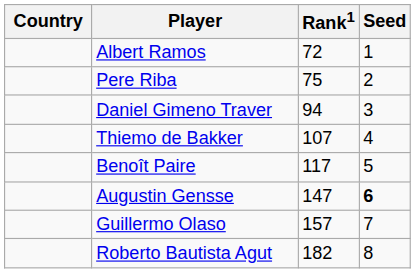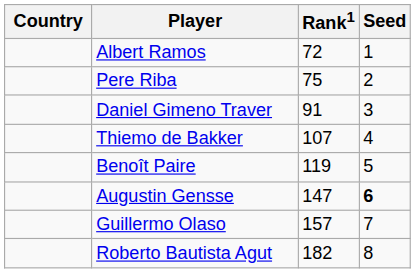(312, 109) 94 -> (312, 109) 91
(317, 167) 117 -> (317, 167) 119
